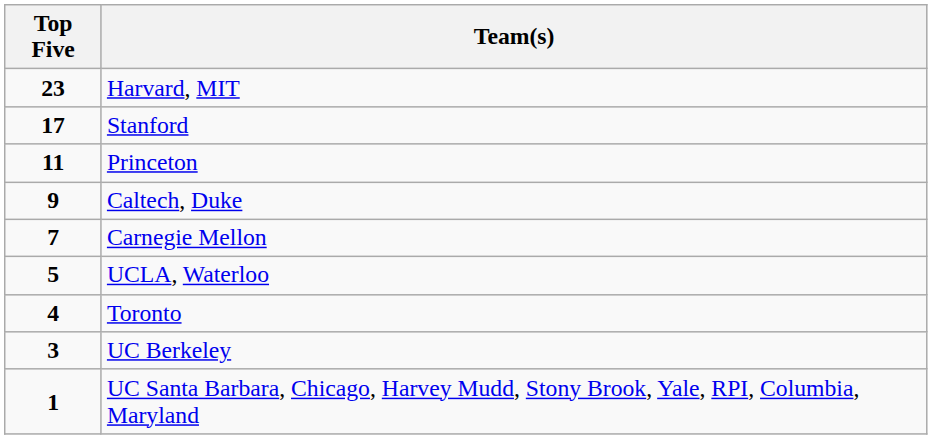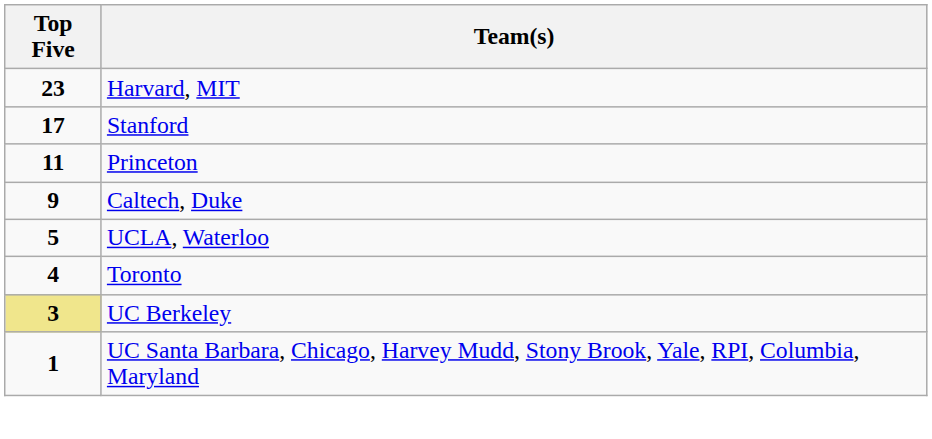- row: (187, 237)
(53, 350) no background -> (53, 312) khaki background
